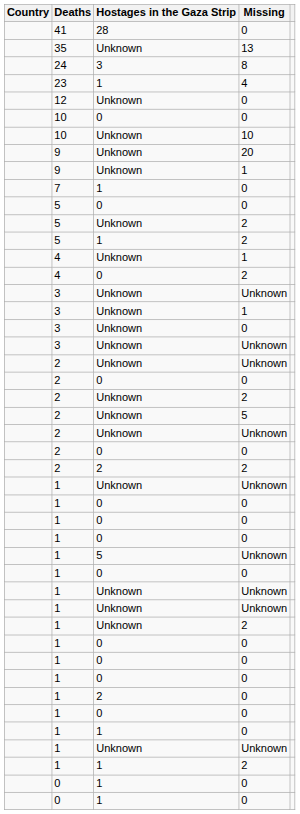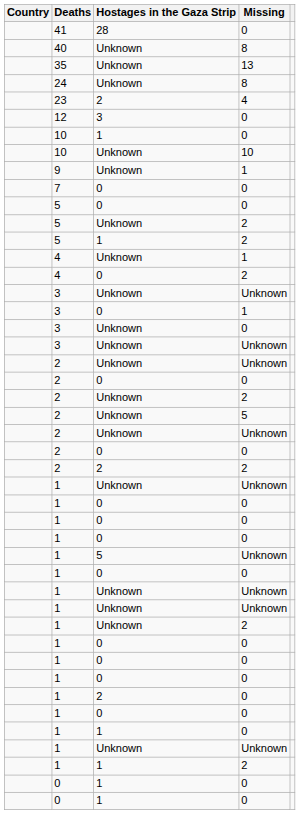+ row: (60, 48)
(99, 65) 3 -> (119, 83) Unknown
(99, 83) 1 -> (99, 100) 2
(119, 100) Unknown -> (99, 118) 3
(99, 118) 0 -> (99, 135) 1
- row: (57, 153)
(99, 188) 1 -> (99, 188) 0
(119, 310) Unknown -> (99, 310) 0
